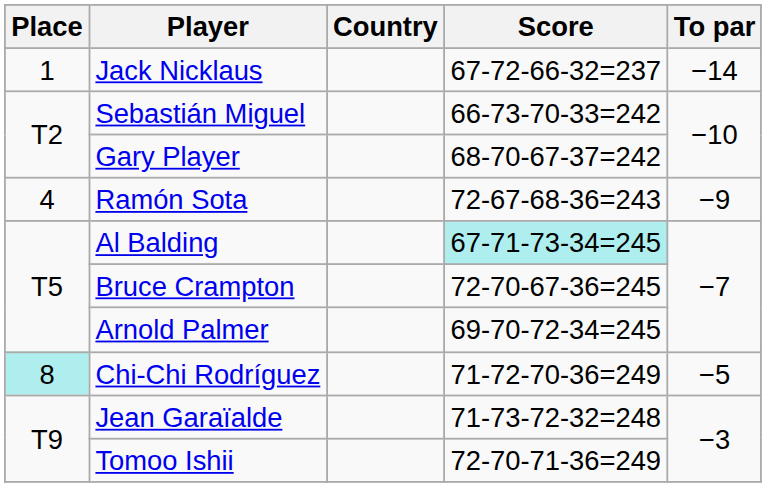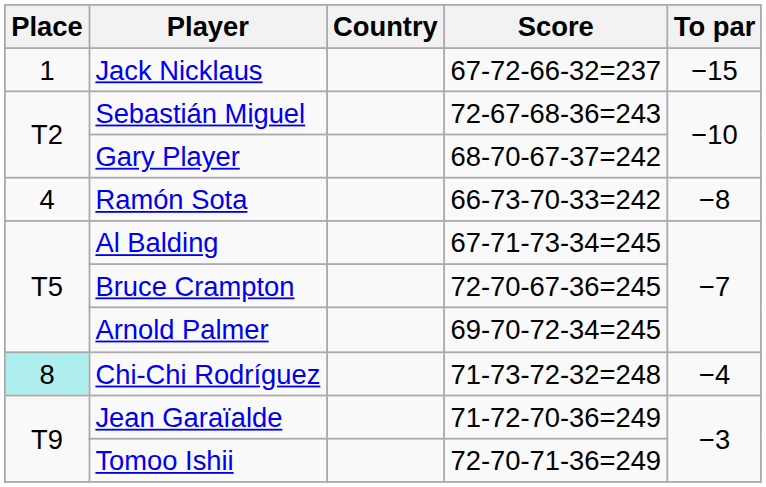(715, 70) −14 -> (715, 70) −15
(556, 113) 66-73-70-33=242 -> (556, 113) 72-67-68-36=243
(556, 200) 72-67-68-36=243 -> (556, 200) 66-73-70-33=242
(715, 200) −9 -> (715, 200) −8
(556, 243) paleturquoise background -> (556, 243) no background
(556, 373) 71-72-70-36=249 -> (556, 373) 71-73-72-32=248
(715, 373) −5 -> (715, 373) −4
(556, 417) 71-73-72-32=248 -> (556, 417) 71-72-70-36=249
